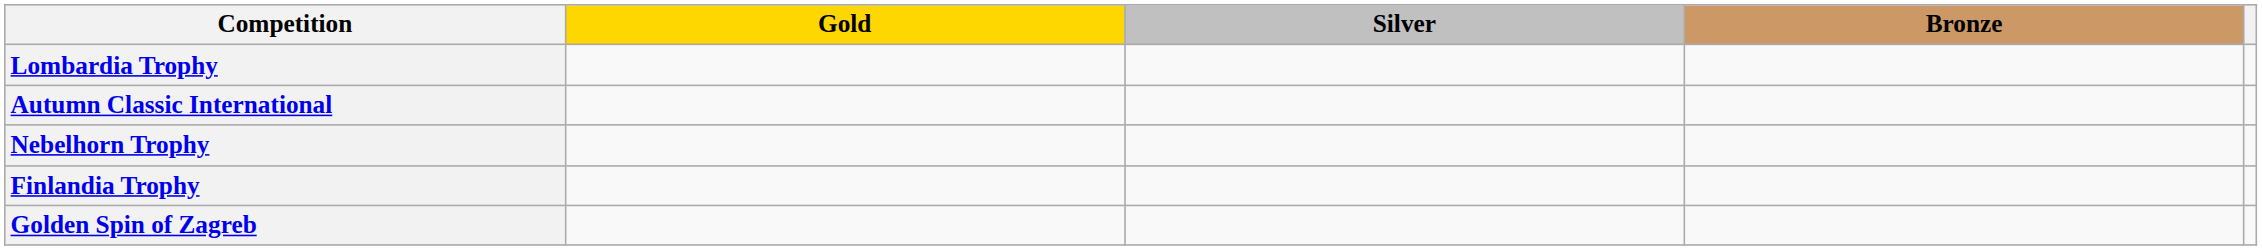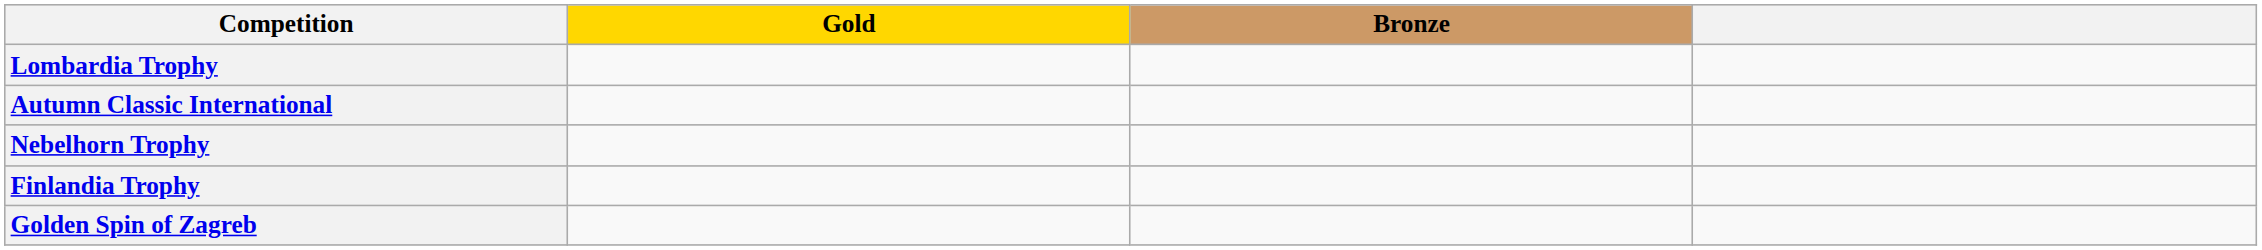- column: (1404, 24)
